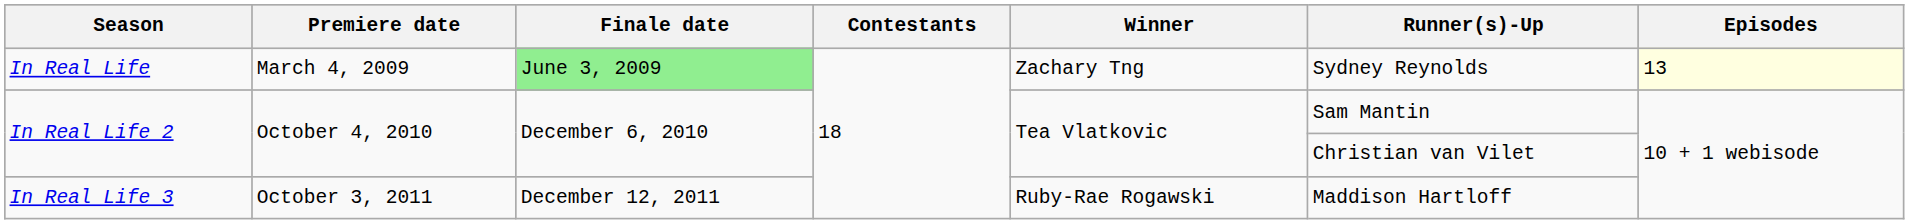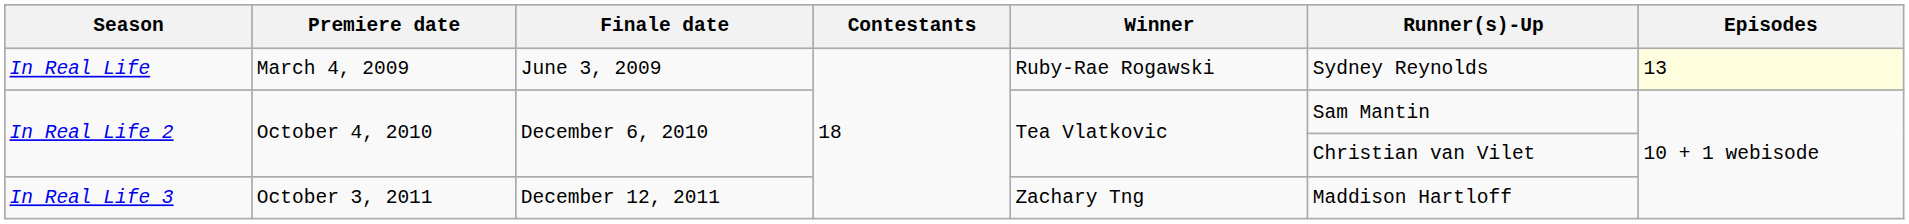(591, 69) lightgreen background -> (591, 69) no background
(1080, 69) Zachary Tng -> (1115, 69) Ruby-Rae Rogawski
(1115, 197) Ruby-Rae Rogawski -> (1080, 197) Zachary Tng
